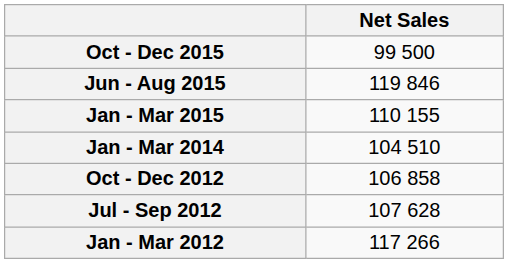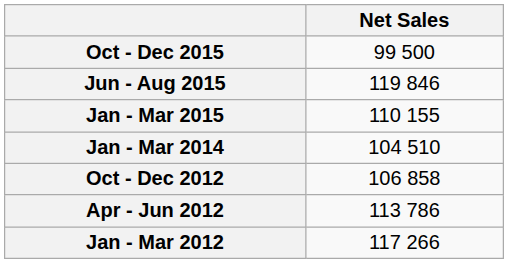- row: (155, 210)
+ row: (155, 210)
